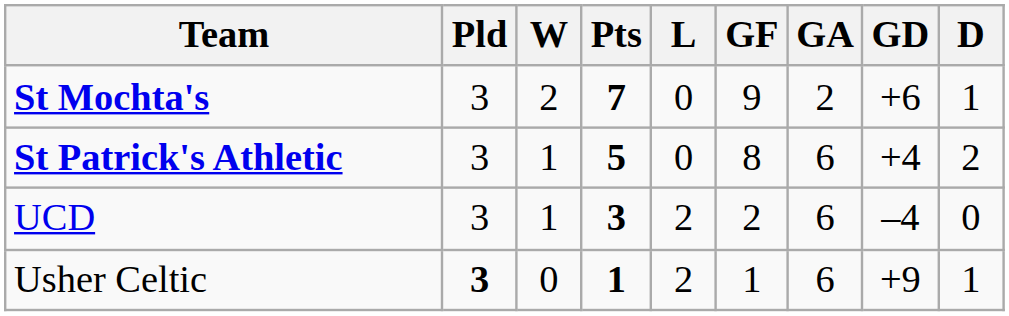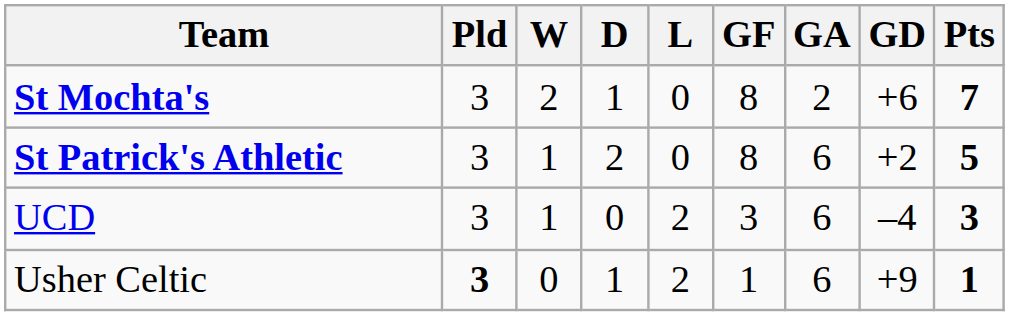columns swapped: (971, 34) <-> (616, 34)
(752, 95) 9 -> (749, 95) 8
(900, 156) +4 -> (897, 156) +2
(752, 217) 2 -> (749, 217) 3
